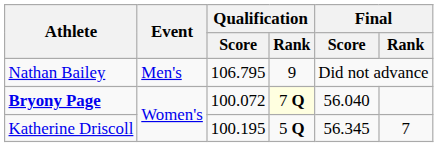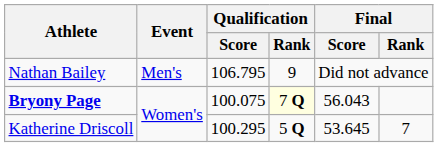(238, 100) 100.072 -> (238, 100) 100.075
(347, 100) 56.040 -> (347, 100) 56.043
(238, 128) 100.195 -> (238, 128) 100.295
(347, 128) 56.345 -> (347, 128) 53.645
